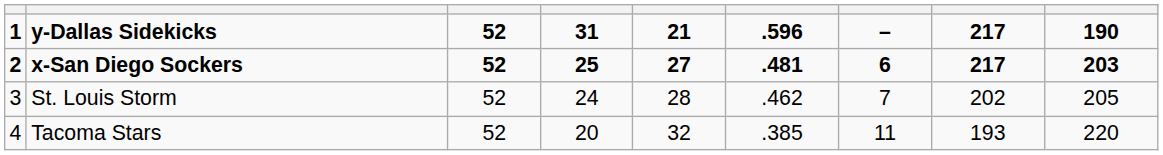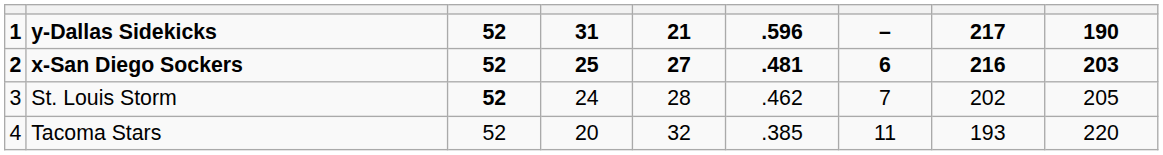(988, 64) 217 -> (988, 64) 216
(494, 98) normal -> (494, 98) bold
